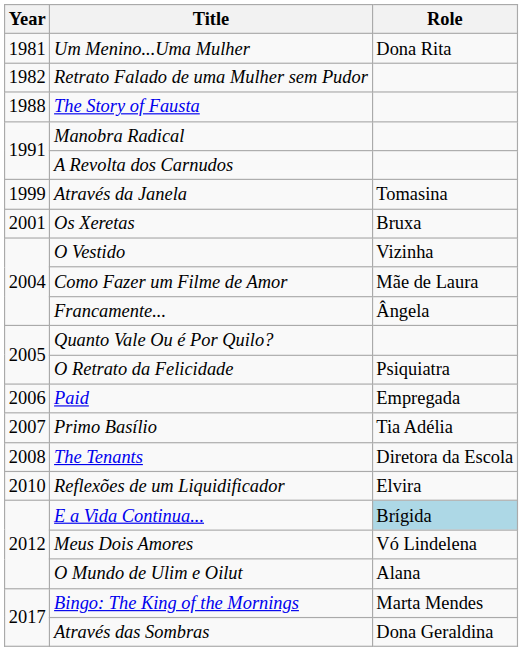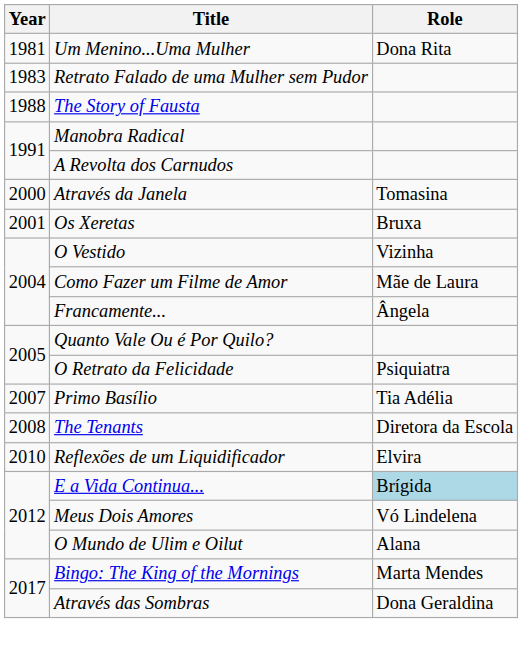(27, 77) 1982 -> (27, 77) 1983
(27, 194) 1999 -> (27, 194) 2000
- row: (71, 398)
